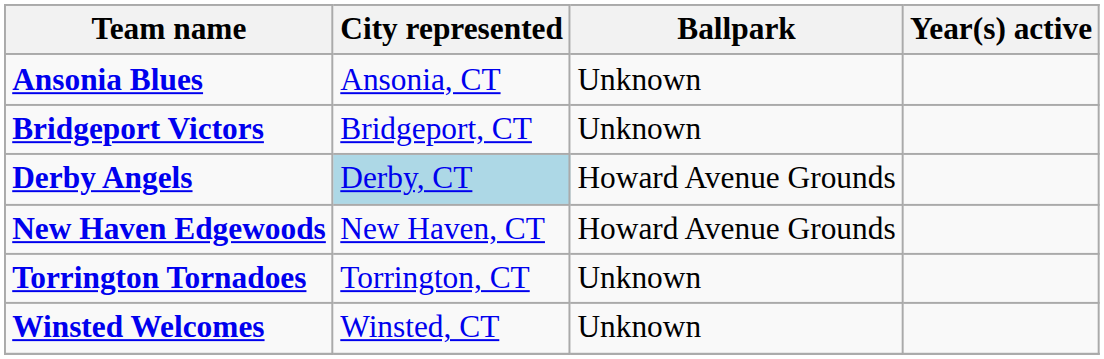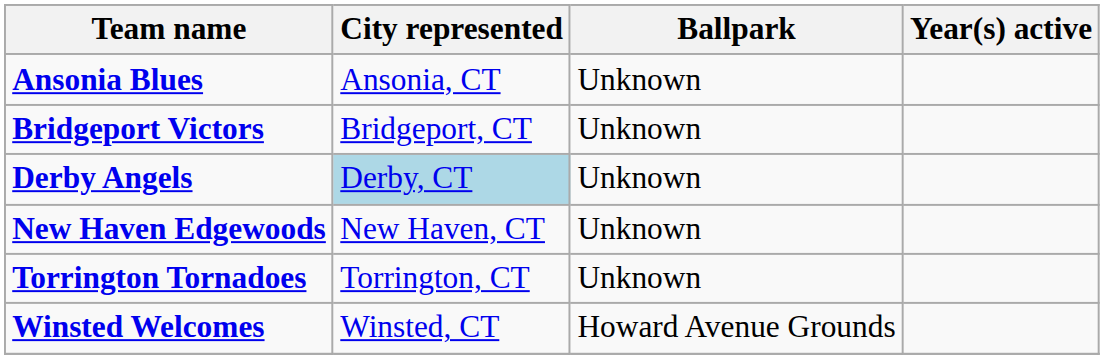(737, 178) Howard Avenue Grounds -> (639, 178) Unknown
(737, 228) Howard Avenue Grounds -> (639, 228) Unknown
(639, 327) Unknown -> (737, 327) Howard Avenue Grounds
